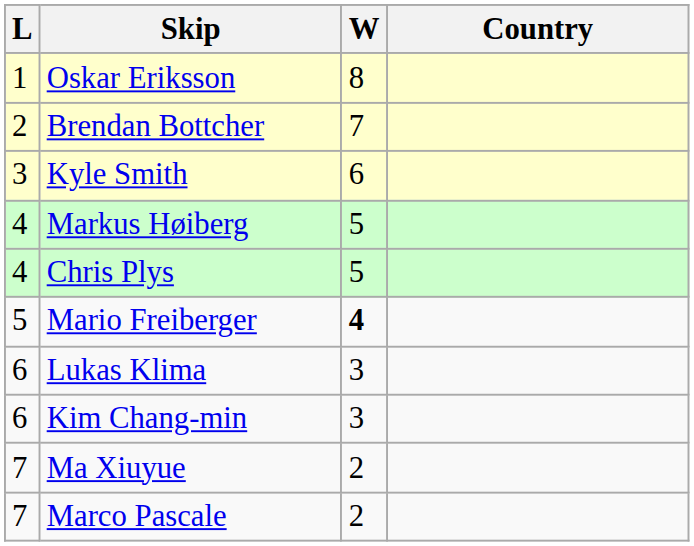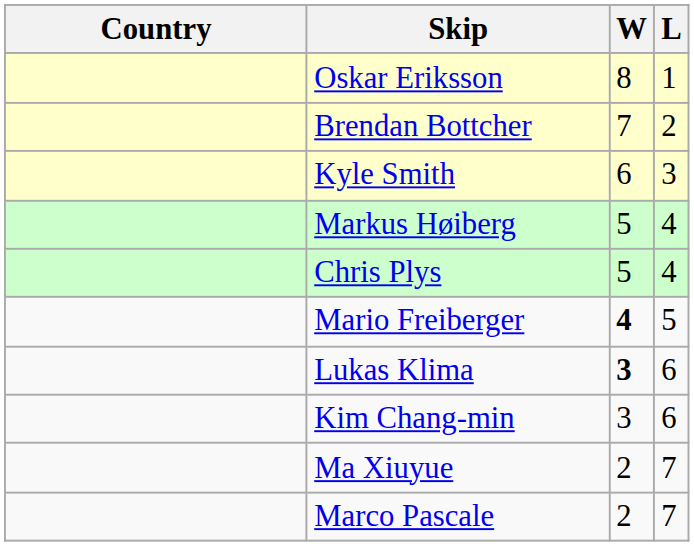columns swapped: (538, 28) <-> (22, 28)
(357, 369) normal -> (624, 369) bold
